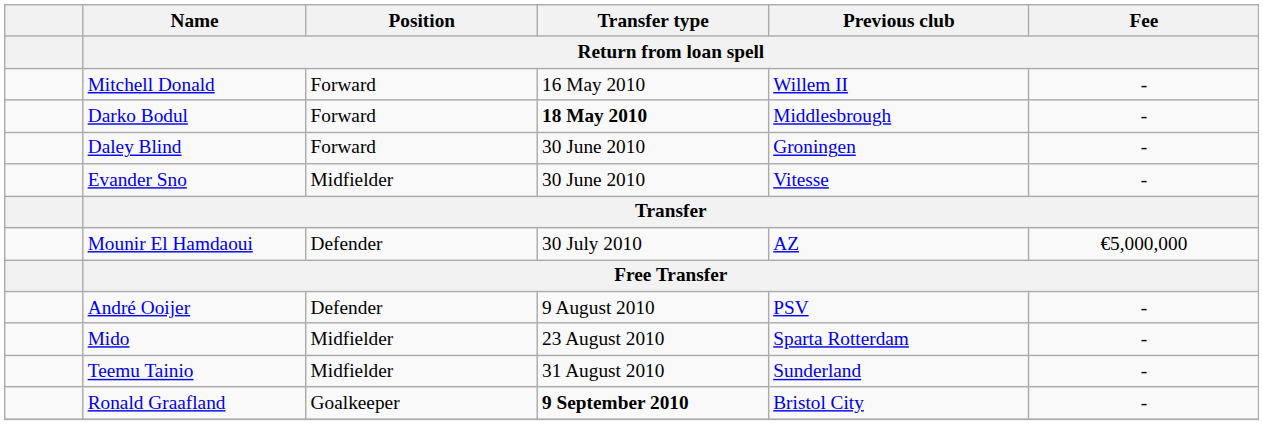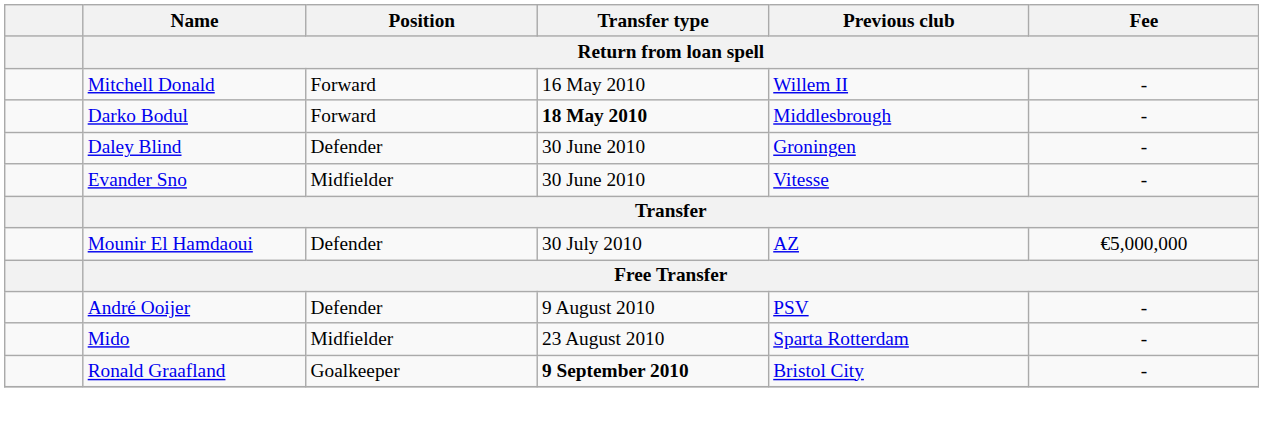(343, 147) Forward -> (347, 147) Defender
- row: (141, 370)
